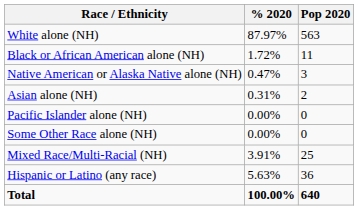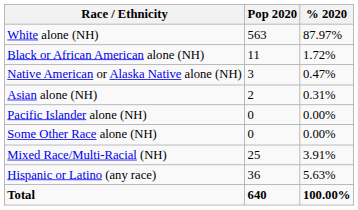columns swapped: (326, 14) <-> (271, 14)
